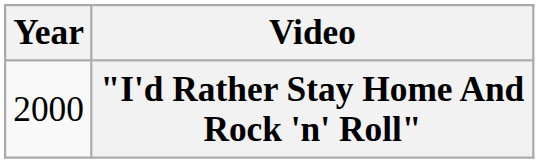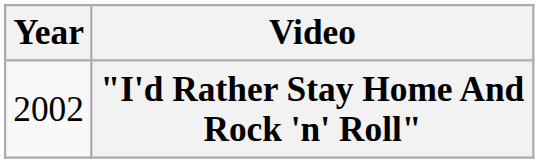(49, 108) 2000 -> (49, 108) 2002
